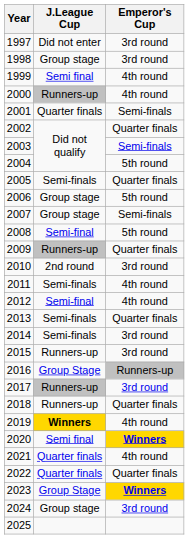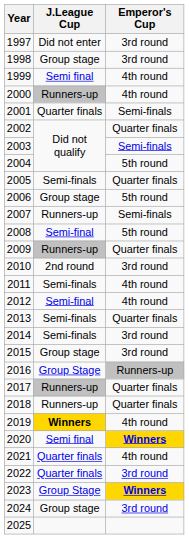(70, 215) Group stage -> (70, 215) Runners-up
(70, 353) Runners-up -> (70, 353) Group stage
(145, 387) 3rd round -> (145, 387) Quarter finals
(145, 473) Quarter finals -> (145, 473) 3rd round
